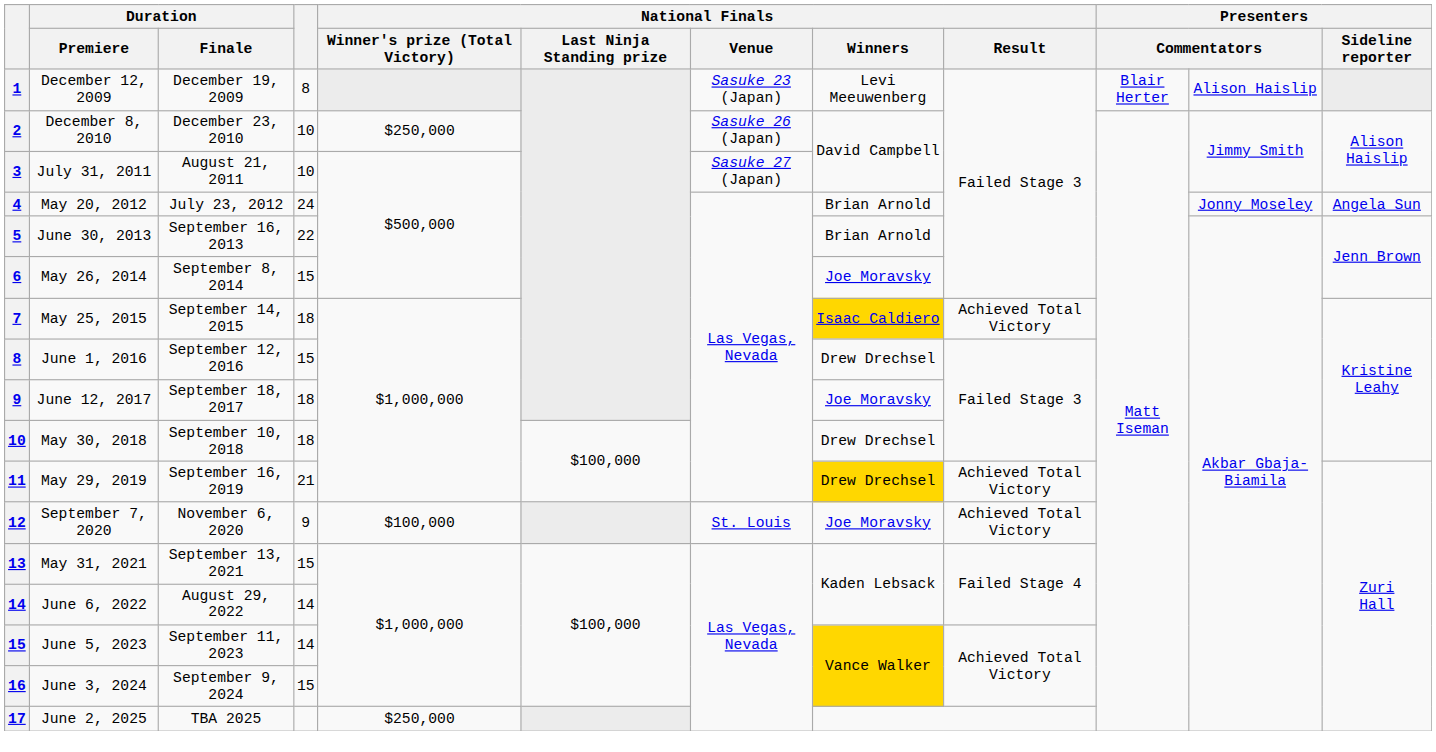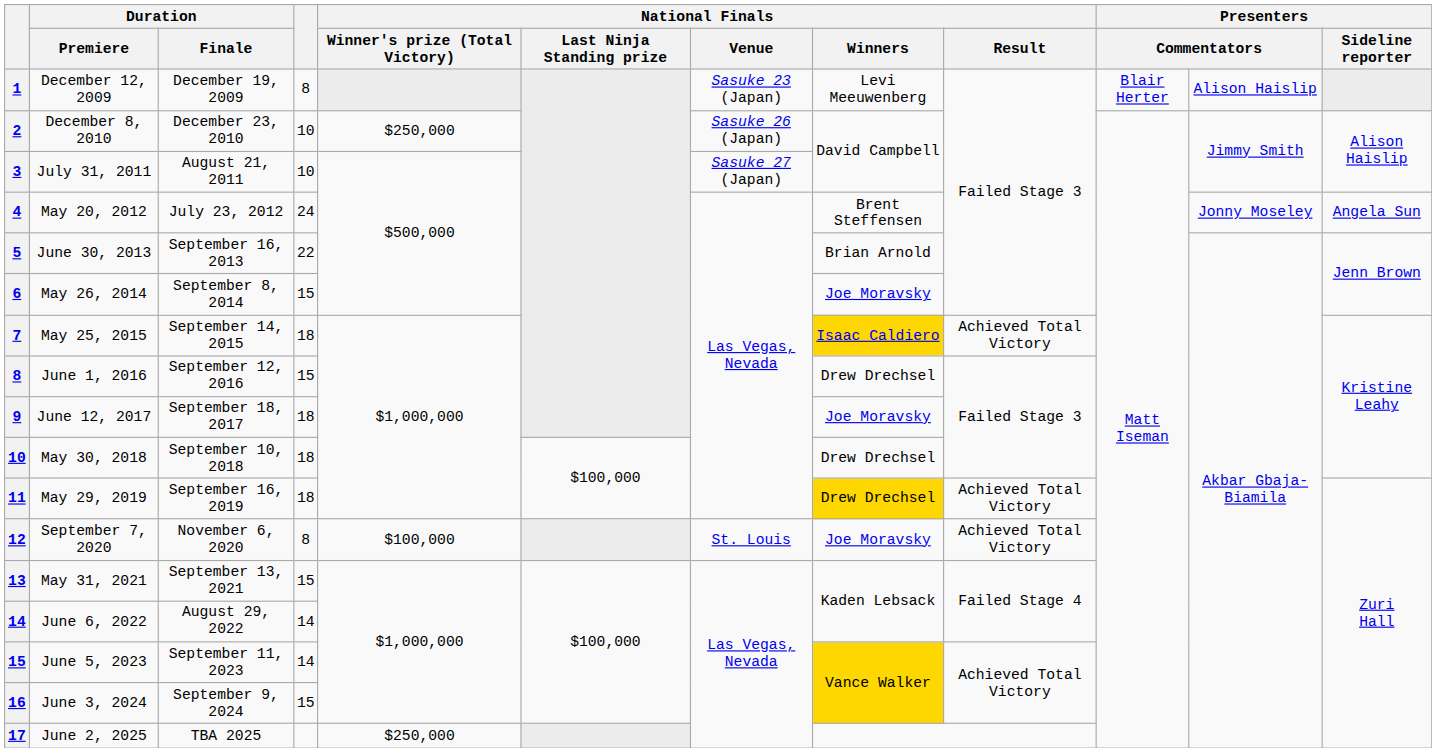(878, 204) Brian Arnold -> (878, 213) Brent Steffensen
(306, 482) 21 -> (306, 499) 18
(306, 523) 9 -> (306, 540) 8
